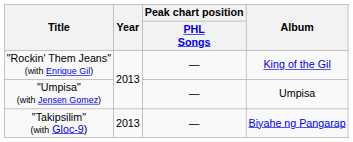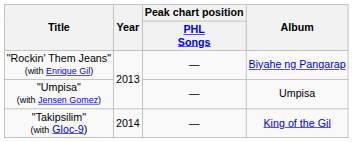(297, 65) King of the Gil -> (297, 65) Biyahe ng Pangarap
(128, 123) 2013 -> (128, 123) 2014
(297, 123) Biyahe ng Pangarap -> (297, 123) King of the Gil
